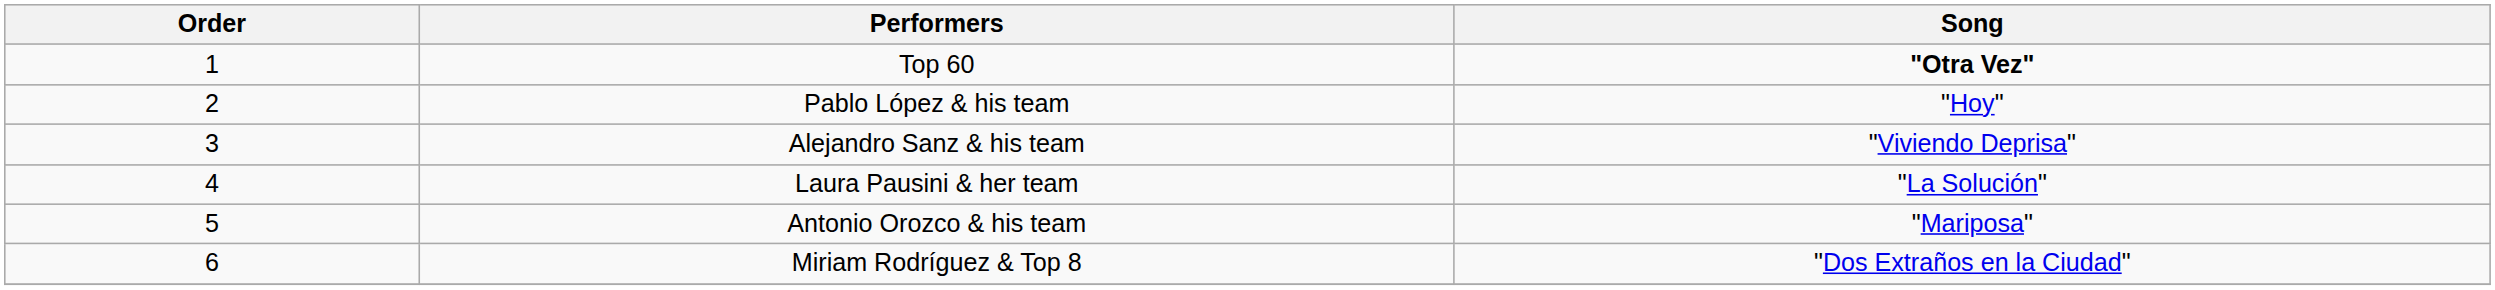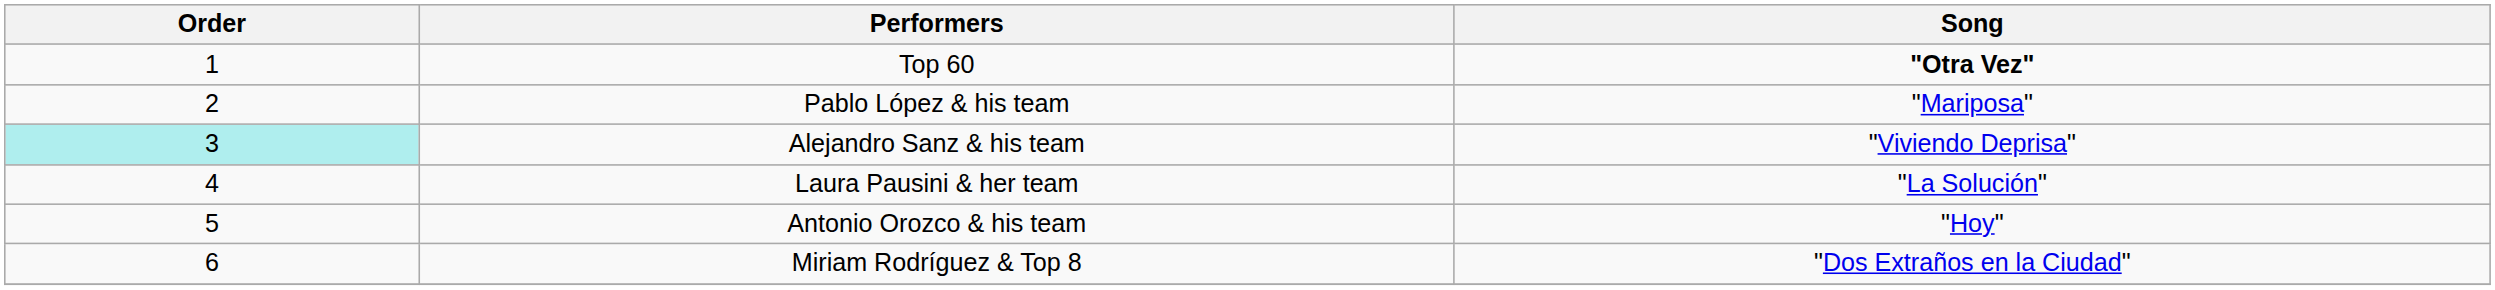(1972, 104) "Hoy" -> (1972, 104) "Mariposa"
(212, 143) no background -> (212, 143) paleturquoise background
(1972, 223) "Mariposa" -> (1972, 223) "Hoy"
